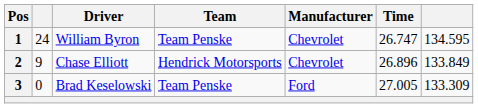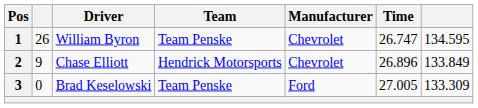(42, 39) 24 -> (42, 39) 26
